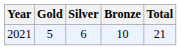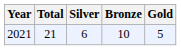columns swapped: (50, 14) <-> (160, 14)
